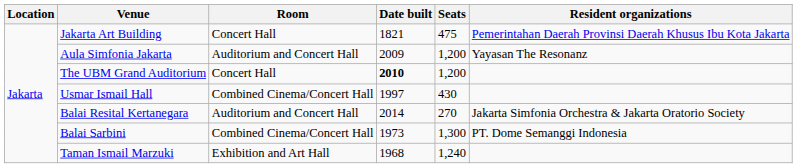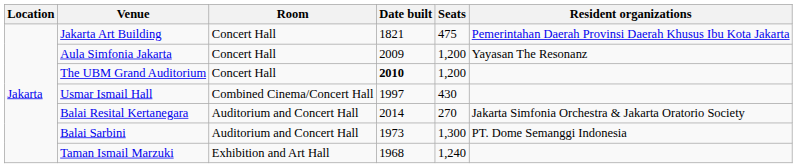(285, 53) Auditorium and Concert Hall -> (244, 53) Concert Hall
(293, 133) Combined Cinema/Concert Hall -> (285, 133) Auditorium and Concert Hall
